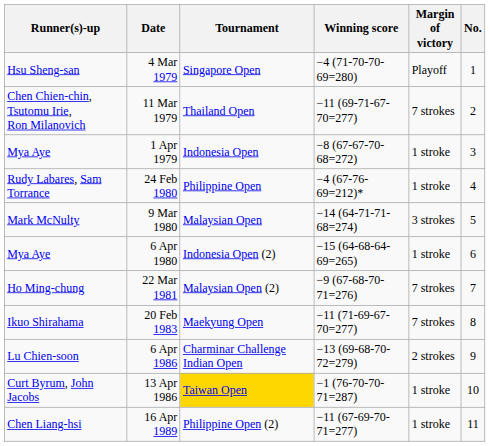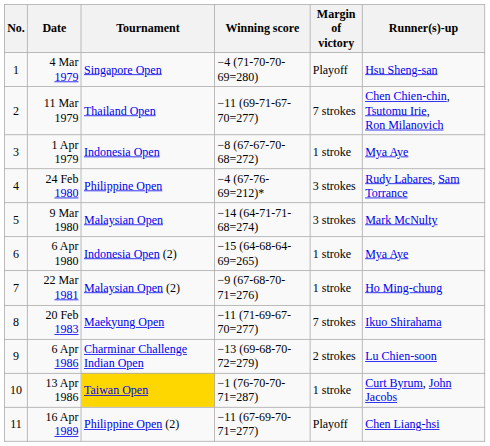columns swapped: (473, 28) <-> (65, 28)
(431, 186) 1 stroke -> (334, 186) 3 strokes
(433, 288) 7 strokes -> (332, 288) 1 stroke
(431, 424) 1 stroke -> (330, 424) Playoff
